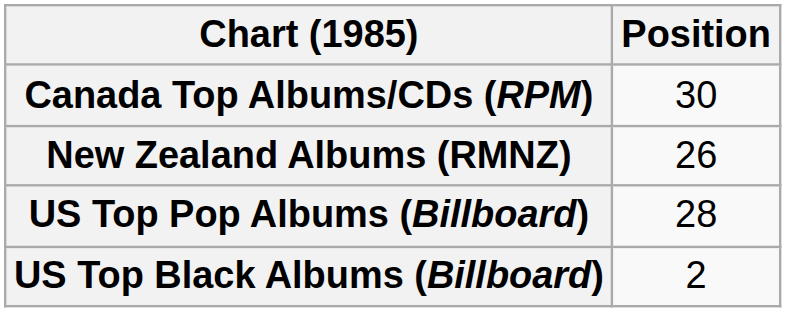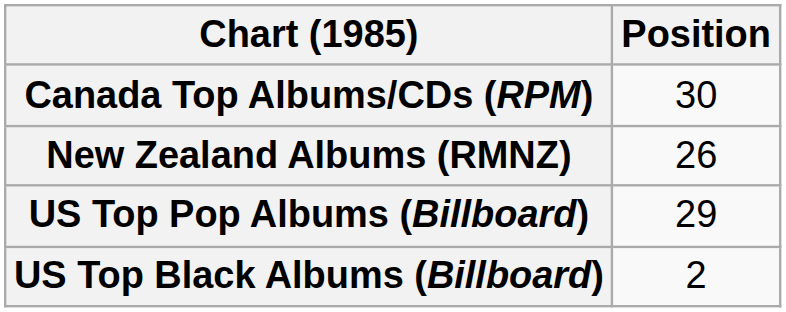(696, 214) 28 -> (696, 214) 29
